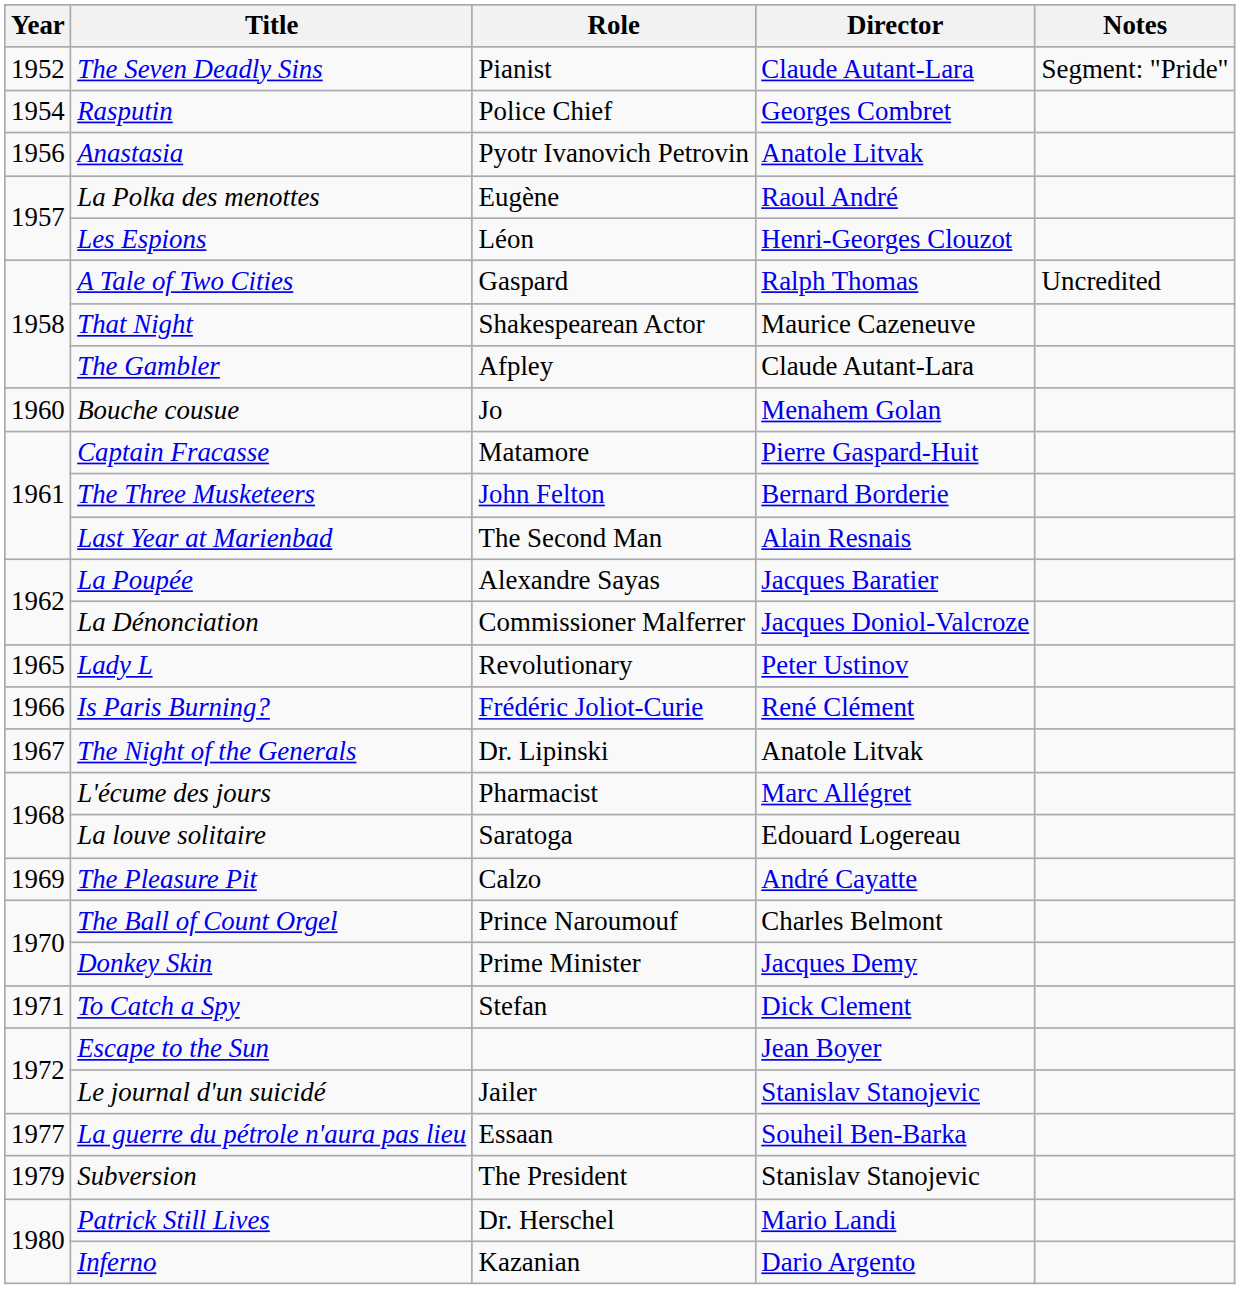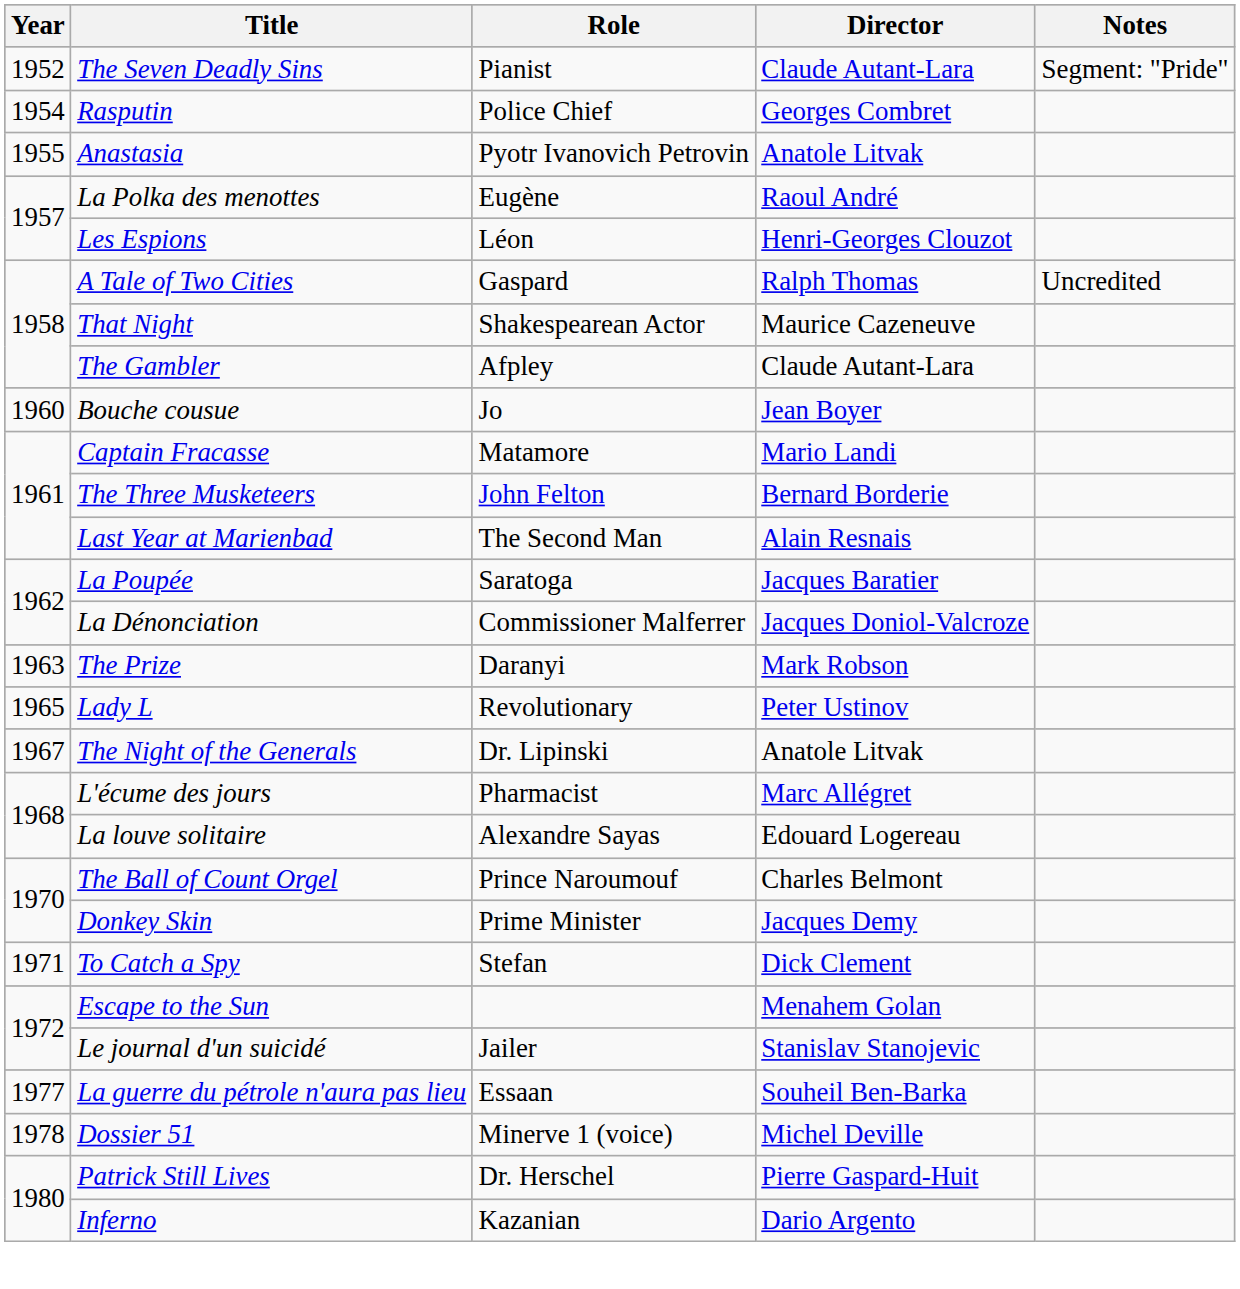(38, 153) 1956 -> (38, 153) 1955
(851, 409) Menahem Golan -> (821, 409) Jean Boyer
(870, 452) Pierre Gaspard-Huit -> (829, 452) Mario Landi
(569, 580) Alexandre Sayas -> (526, 580) Saratoga
+ row: (129, 665)
- row: (174, 707)
(526, 835) Saratoga -> (569, 835) Alexandre Sayas
- row: (167, 878)
(821, 1048) Jean Boyer -> (851, 1006) Menahem Golan
+ row: (136, 1134)
- row: (137, 1176)
(829, 1219) Mario Landi -> (870, 1176) Pierre Gaspard-Huit
